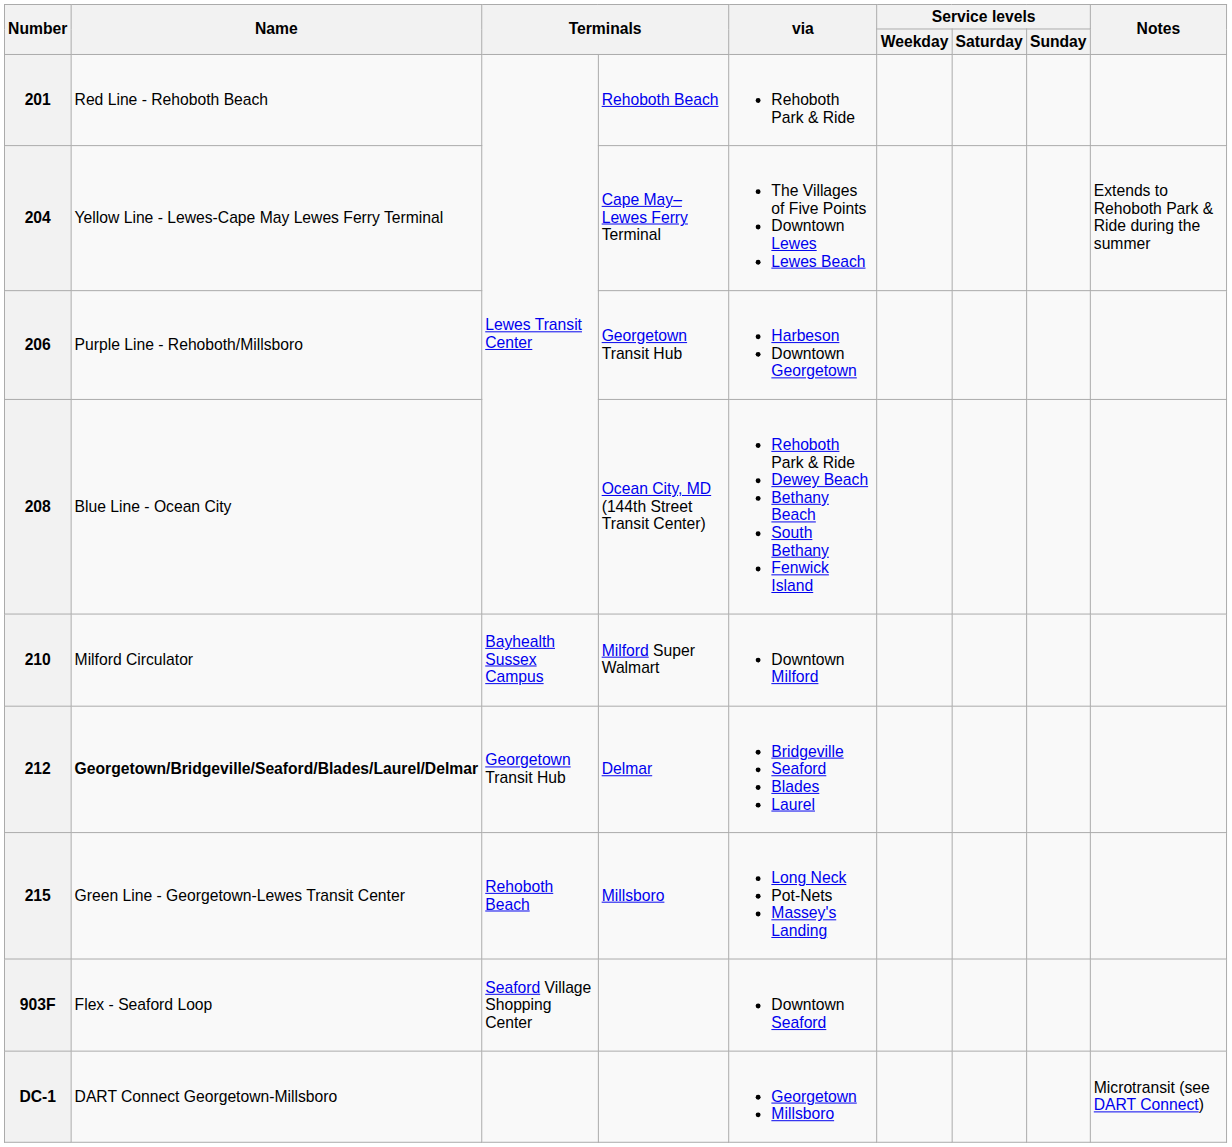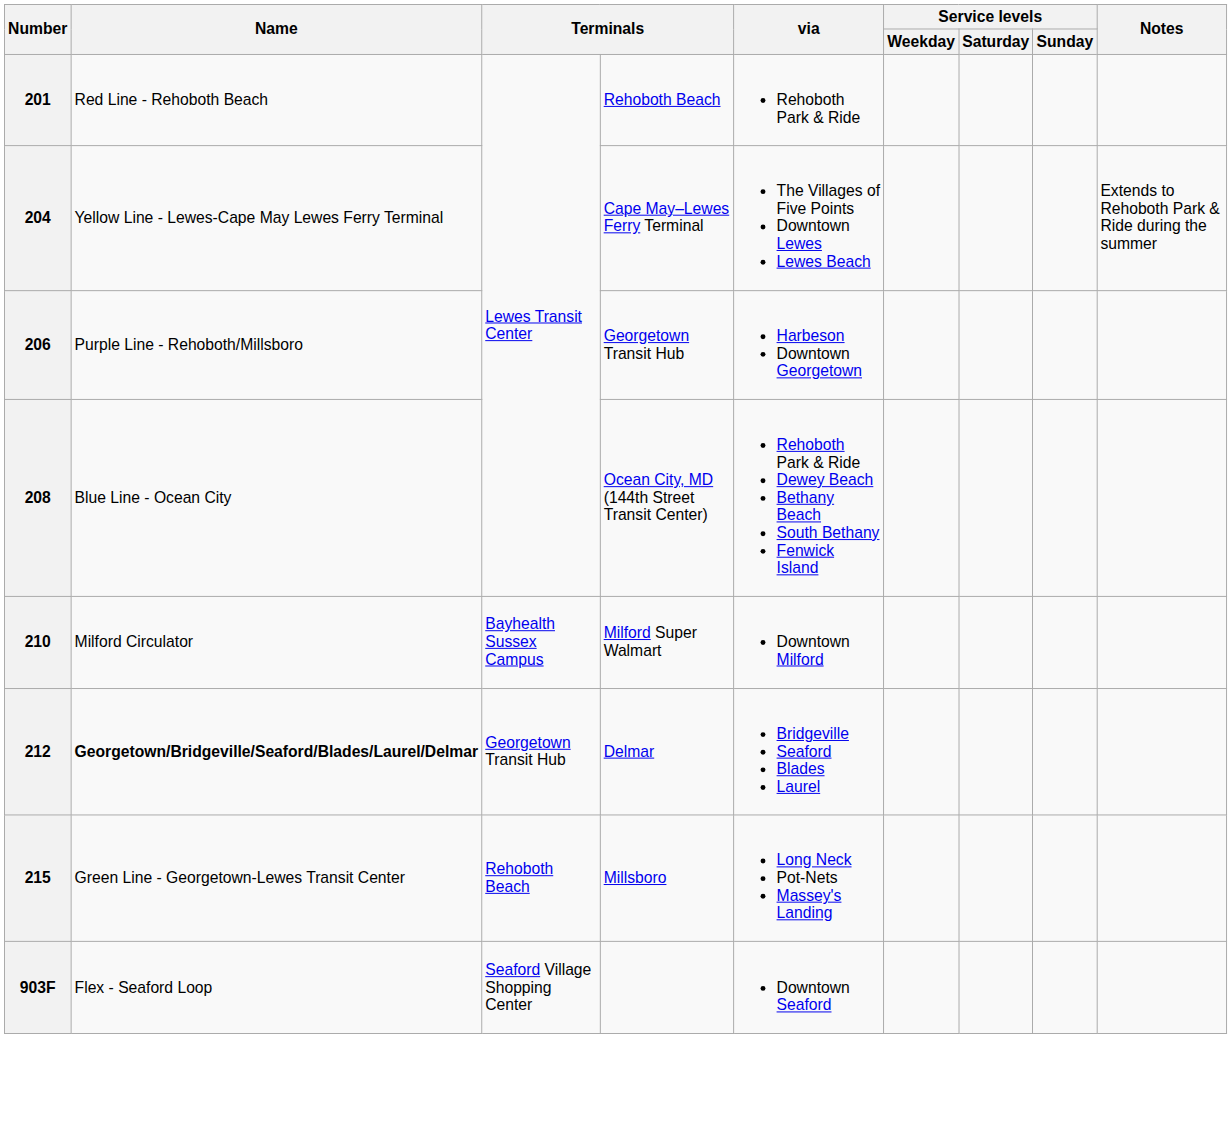- row: (38, 1096)
